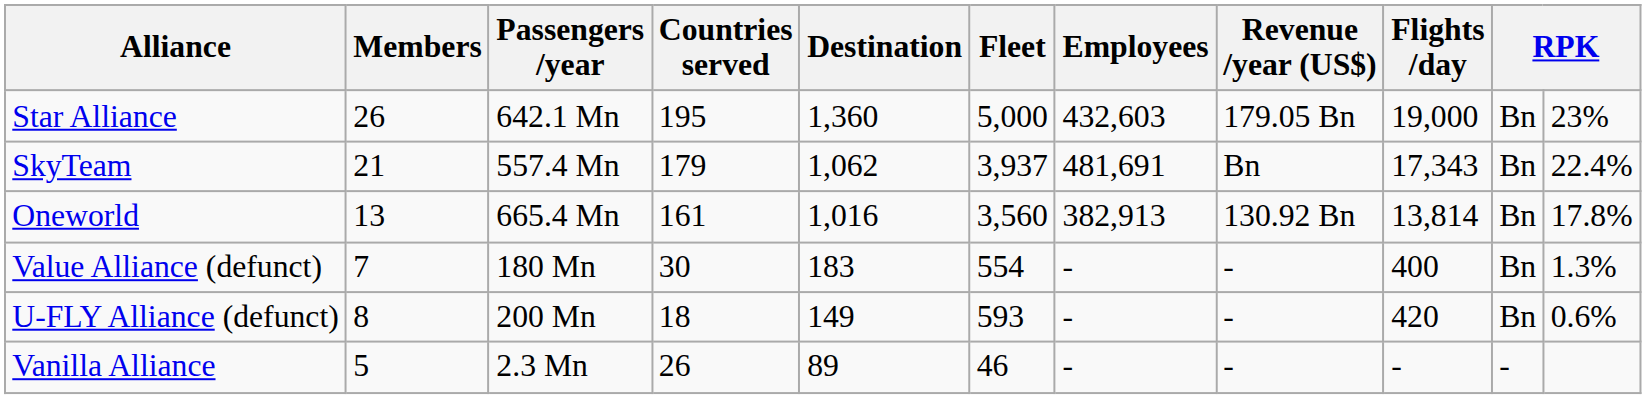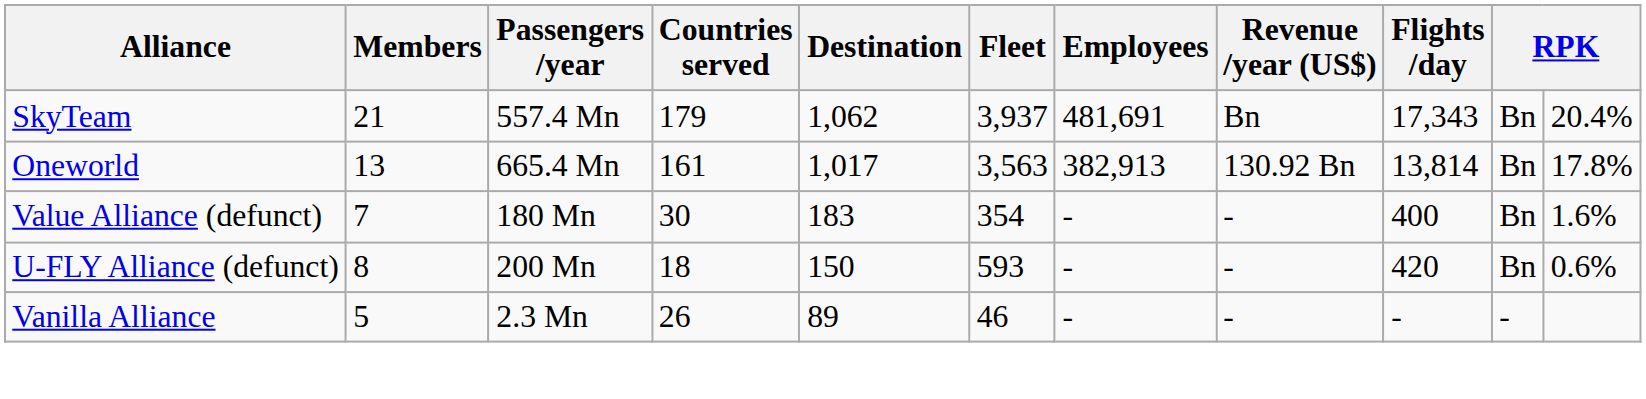- row: (95, 115)
(1592, 165) 22.4% -> (1592, 115) 20.4%
(843, 215) 1,016 -> (843, 165) 1,017
(1012, 215) 3,560 -> (1012, 165) 3,563
(1000, 266) 554 -> (1000, 215) 354
(1584, 266) 1.3% -> (1584, 215) 1.6%
(831, 316) 149 -> (831, 266) 150
